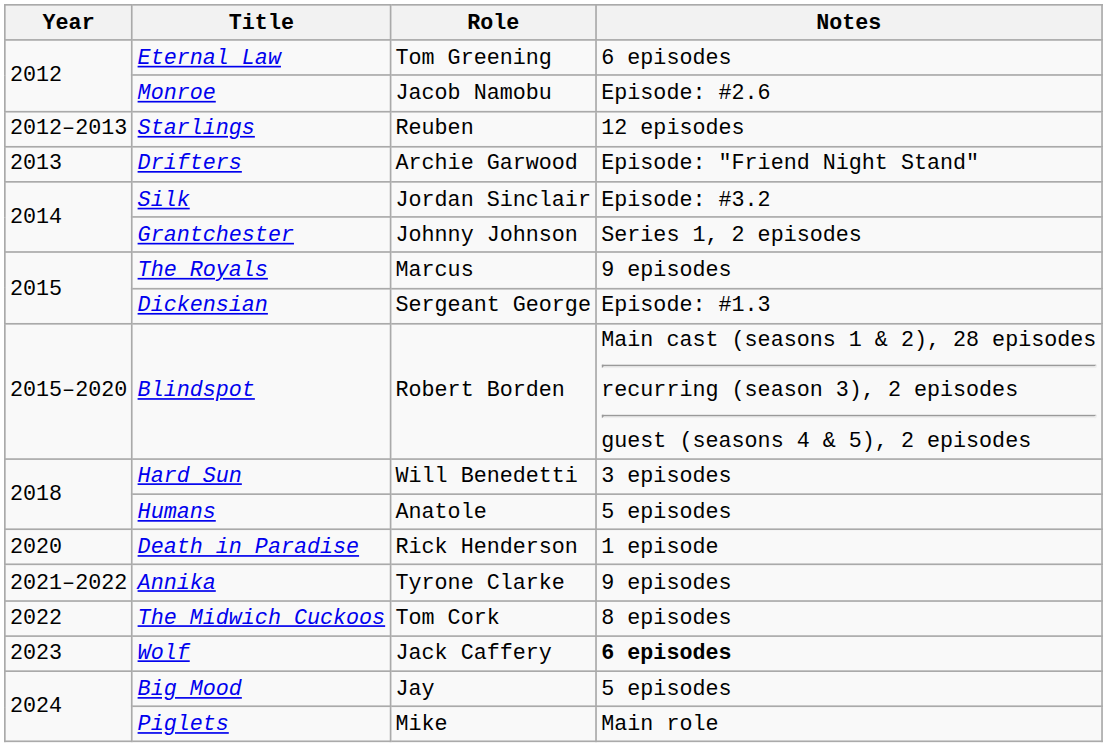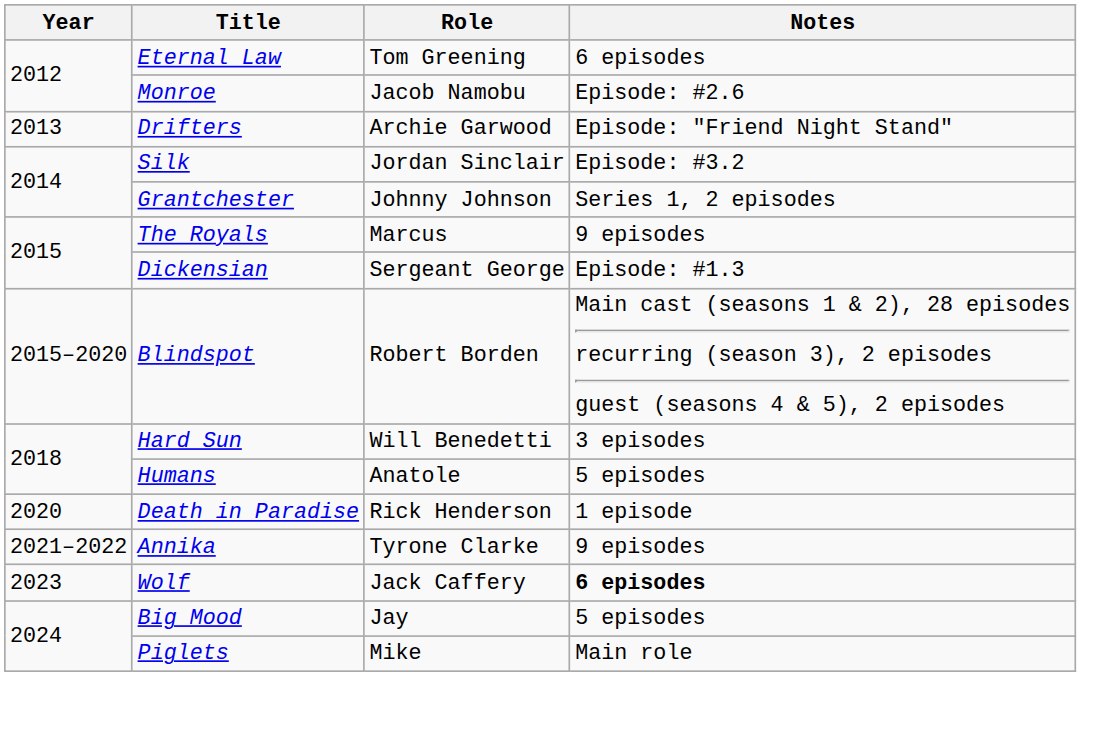- row: (196, 129)
- row: (261, 618)
